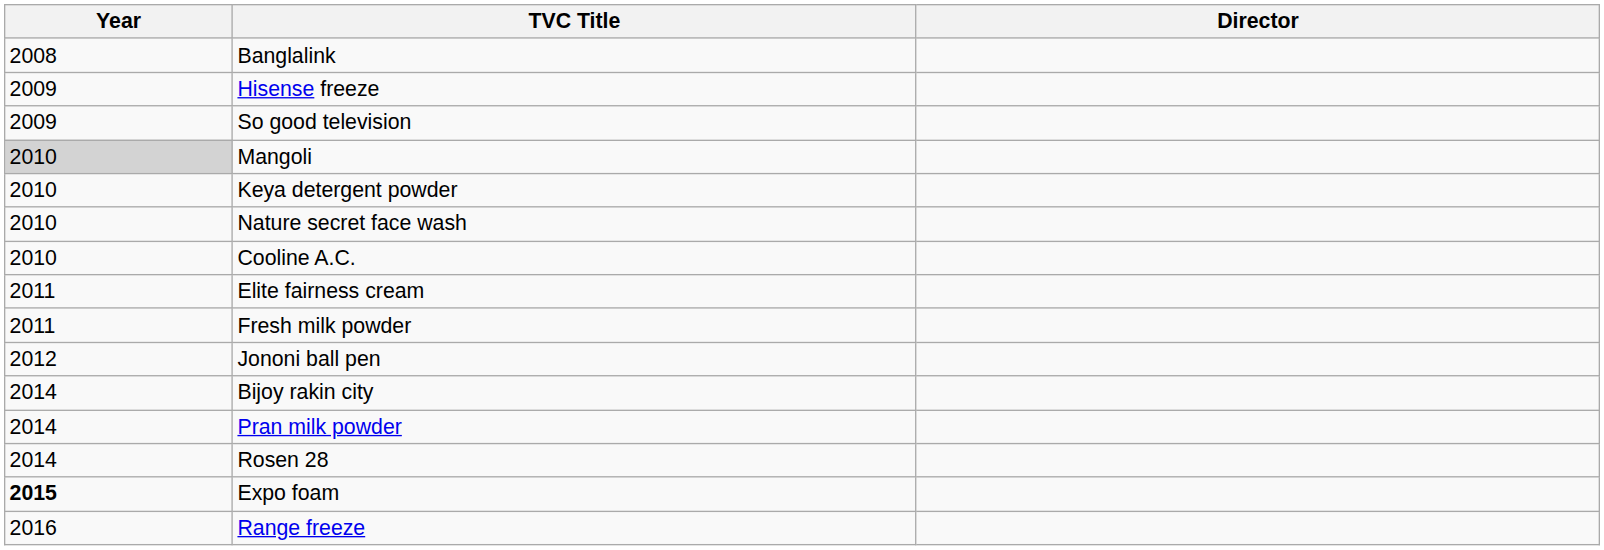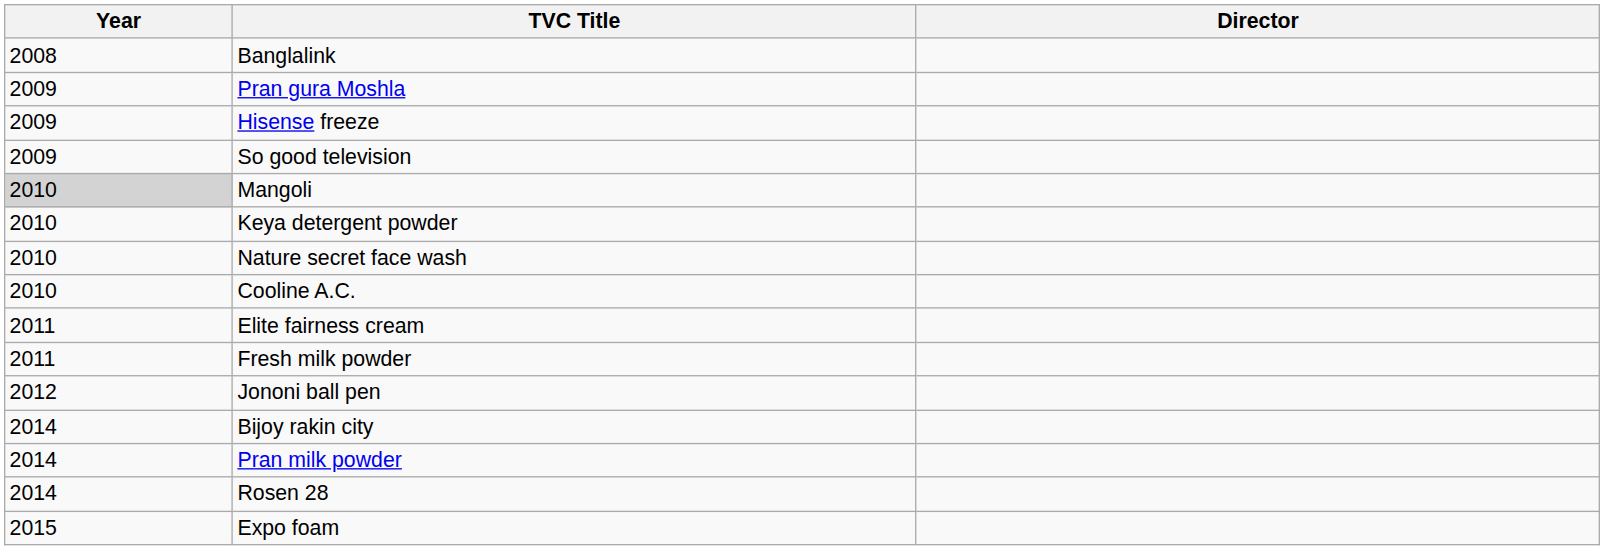+ row: (321, 88)
(33, 493) bold -> (33, 527) normal
- row: (301, 527)
